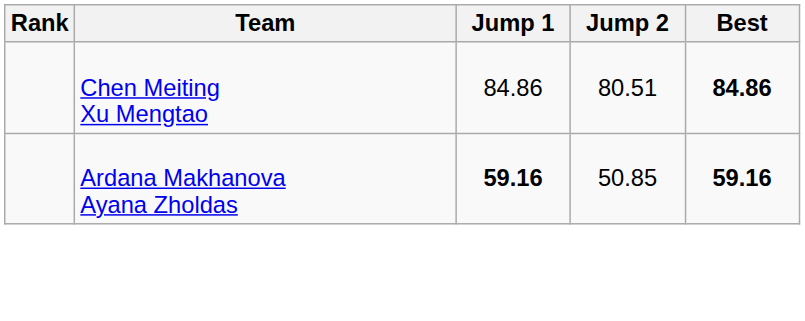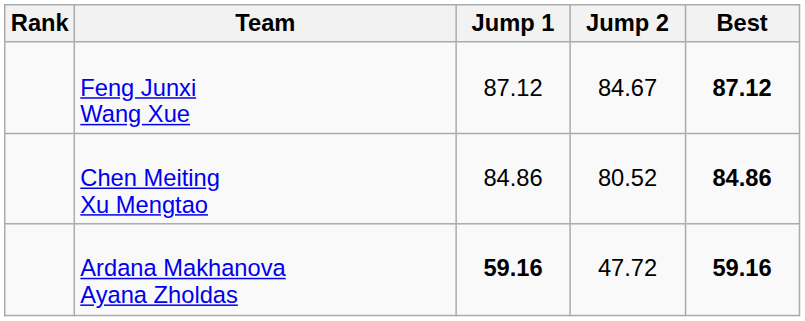+ row: (138, 100)
(628, 87) 80.51 -> (628, 178) 80.52
(628, 178) 50.85 -> (628, 269) 47.72
